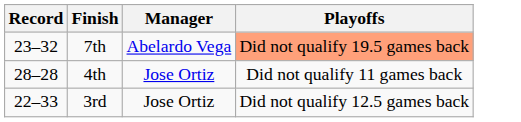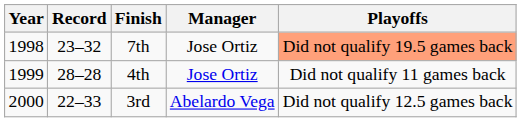+ column: (26, 18)
(179, 46) Abelardo Vega -> (222, 46) Jose Ortiz
(179, 102) Jose Ortiz -> (222, 102) Abelardo Vega
